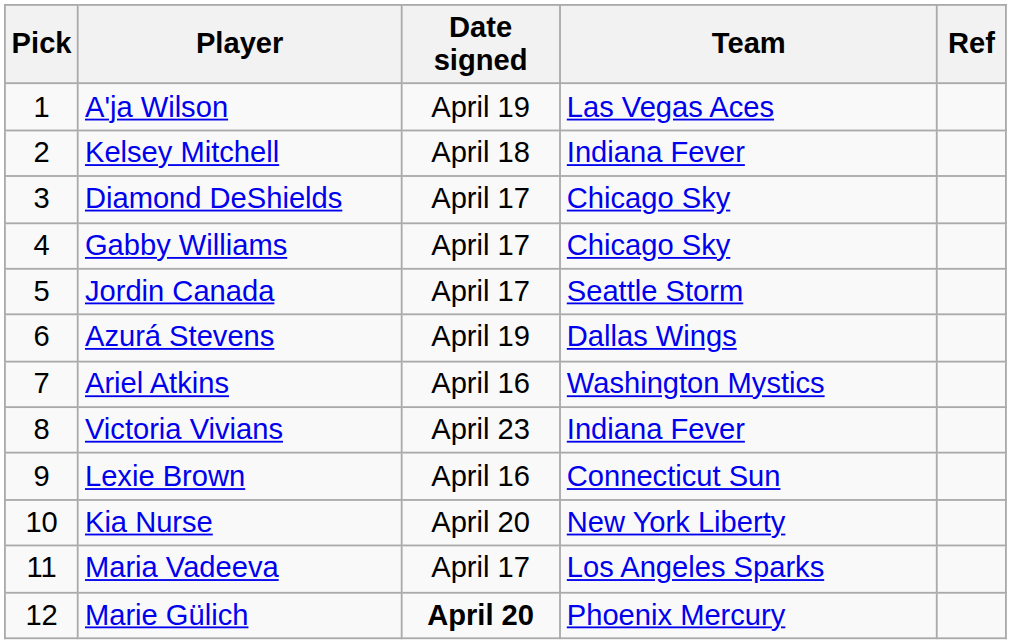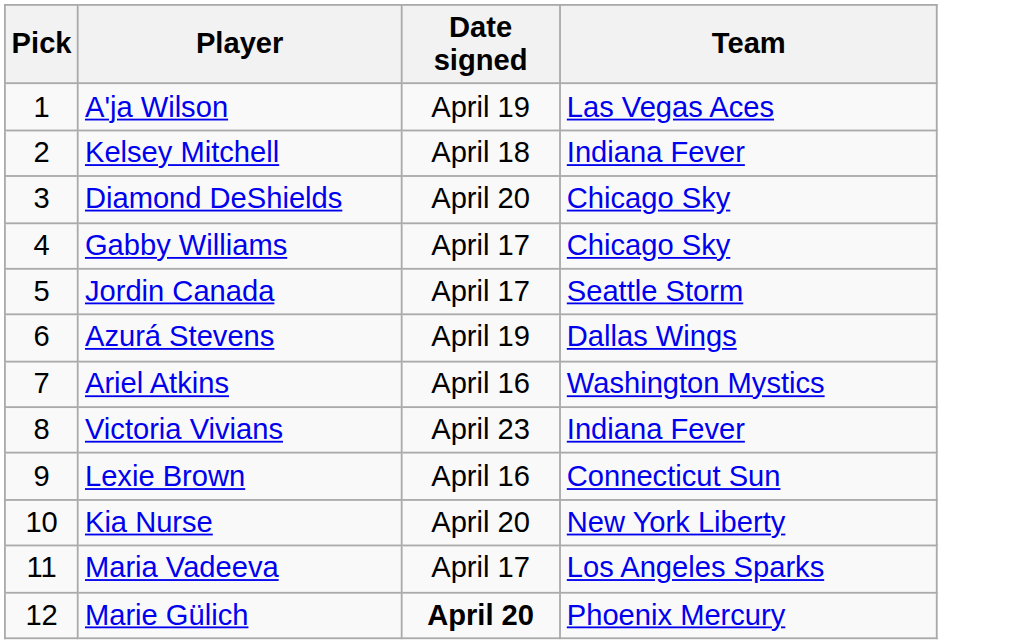- column: (972, 43)
(481, 198) April 17 -> (481, 198) April 20
